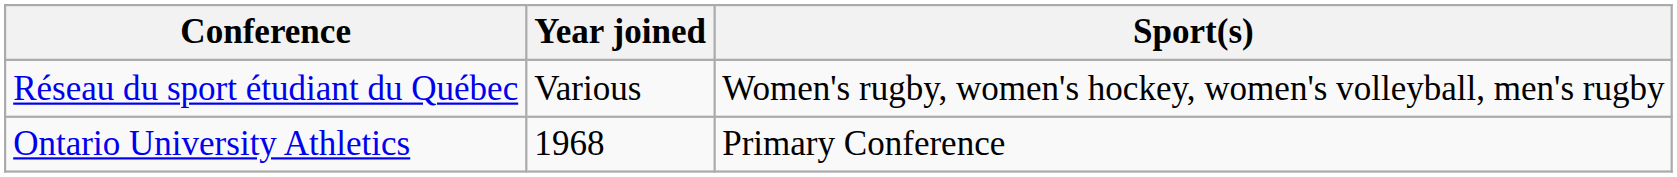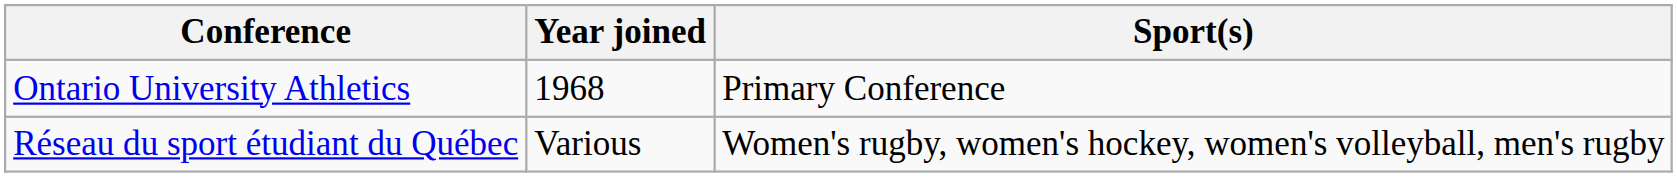rows swapped: (212, 143) <-> (266, 87)
